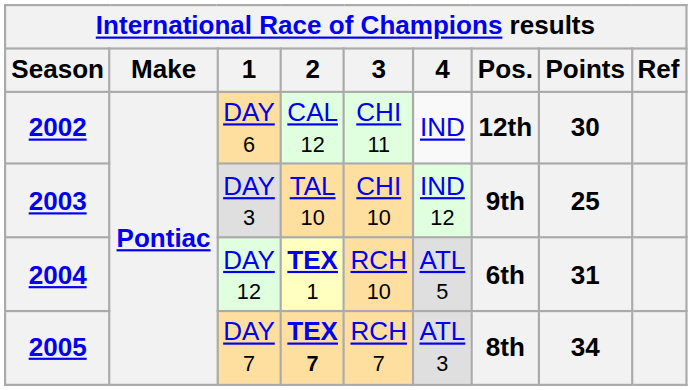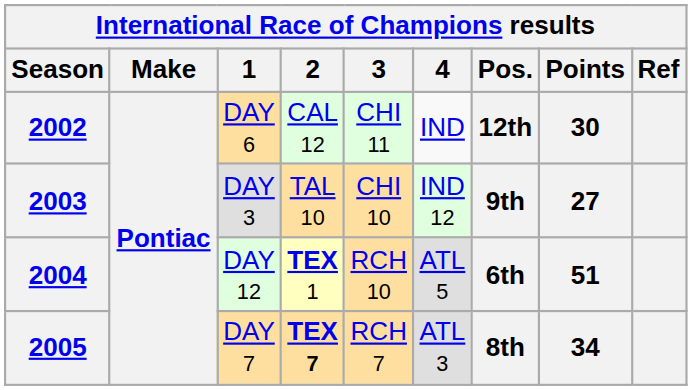(585, 201) 25 -> (585, 201) 27
(585, 274) 31 -> (585, 274) 51
